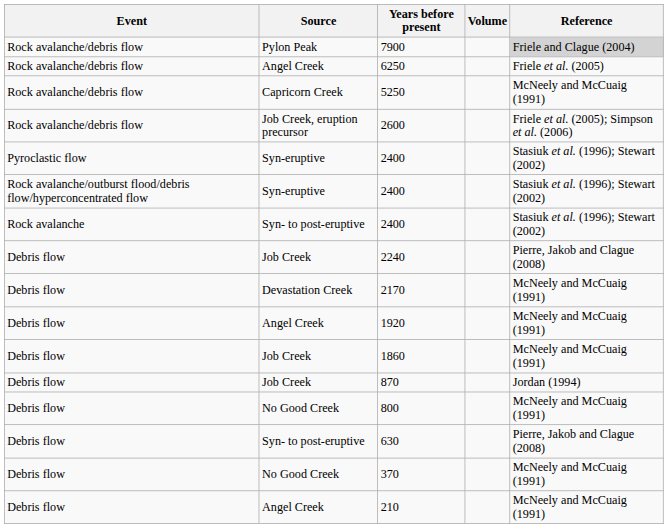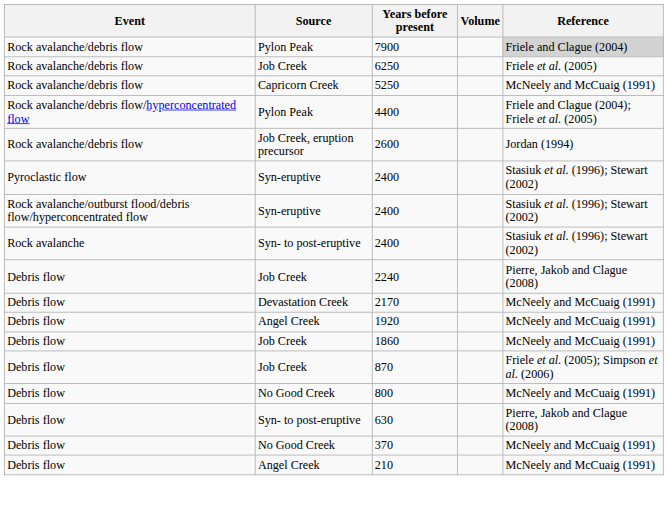(293, 66) Angel Creek -> (282, 66) Job Creek
+ row: (122, 111)
(583, 125) Friele et al. (2005); Simpson et al. (2006) -> (539, 144) Jordan (1994)
(547, 382) Jordan (1994) -> (582, 367) Friele et al. (2005); Simpson et al. (2006)
